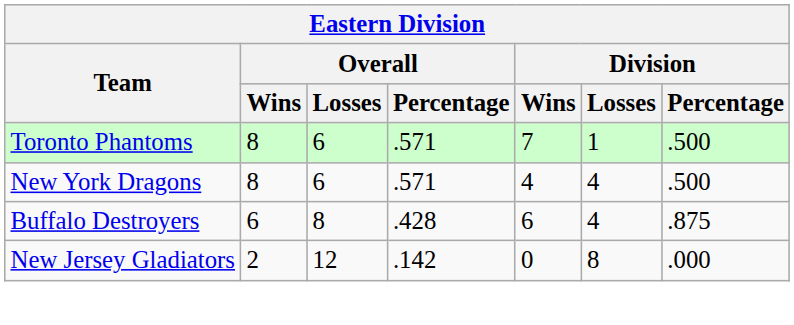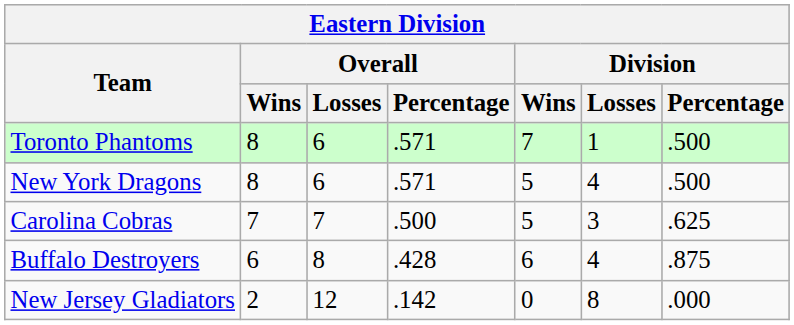(527, 181) 4 -> (527, 181) 5
+ row: (91, 220)
